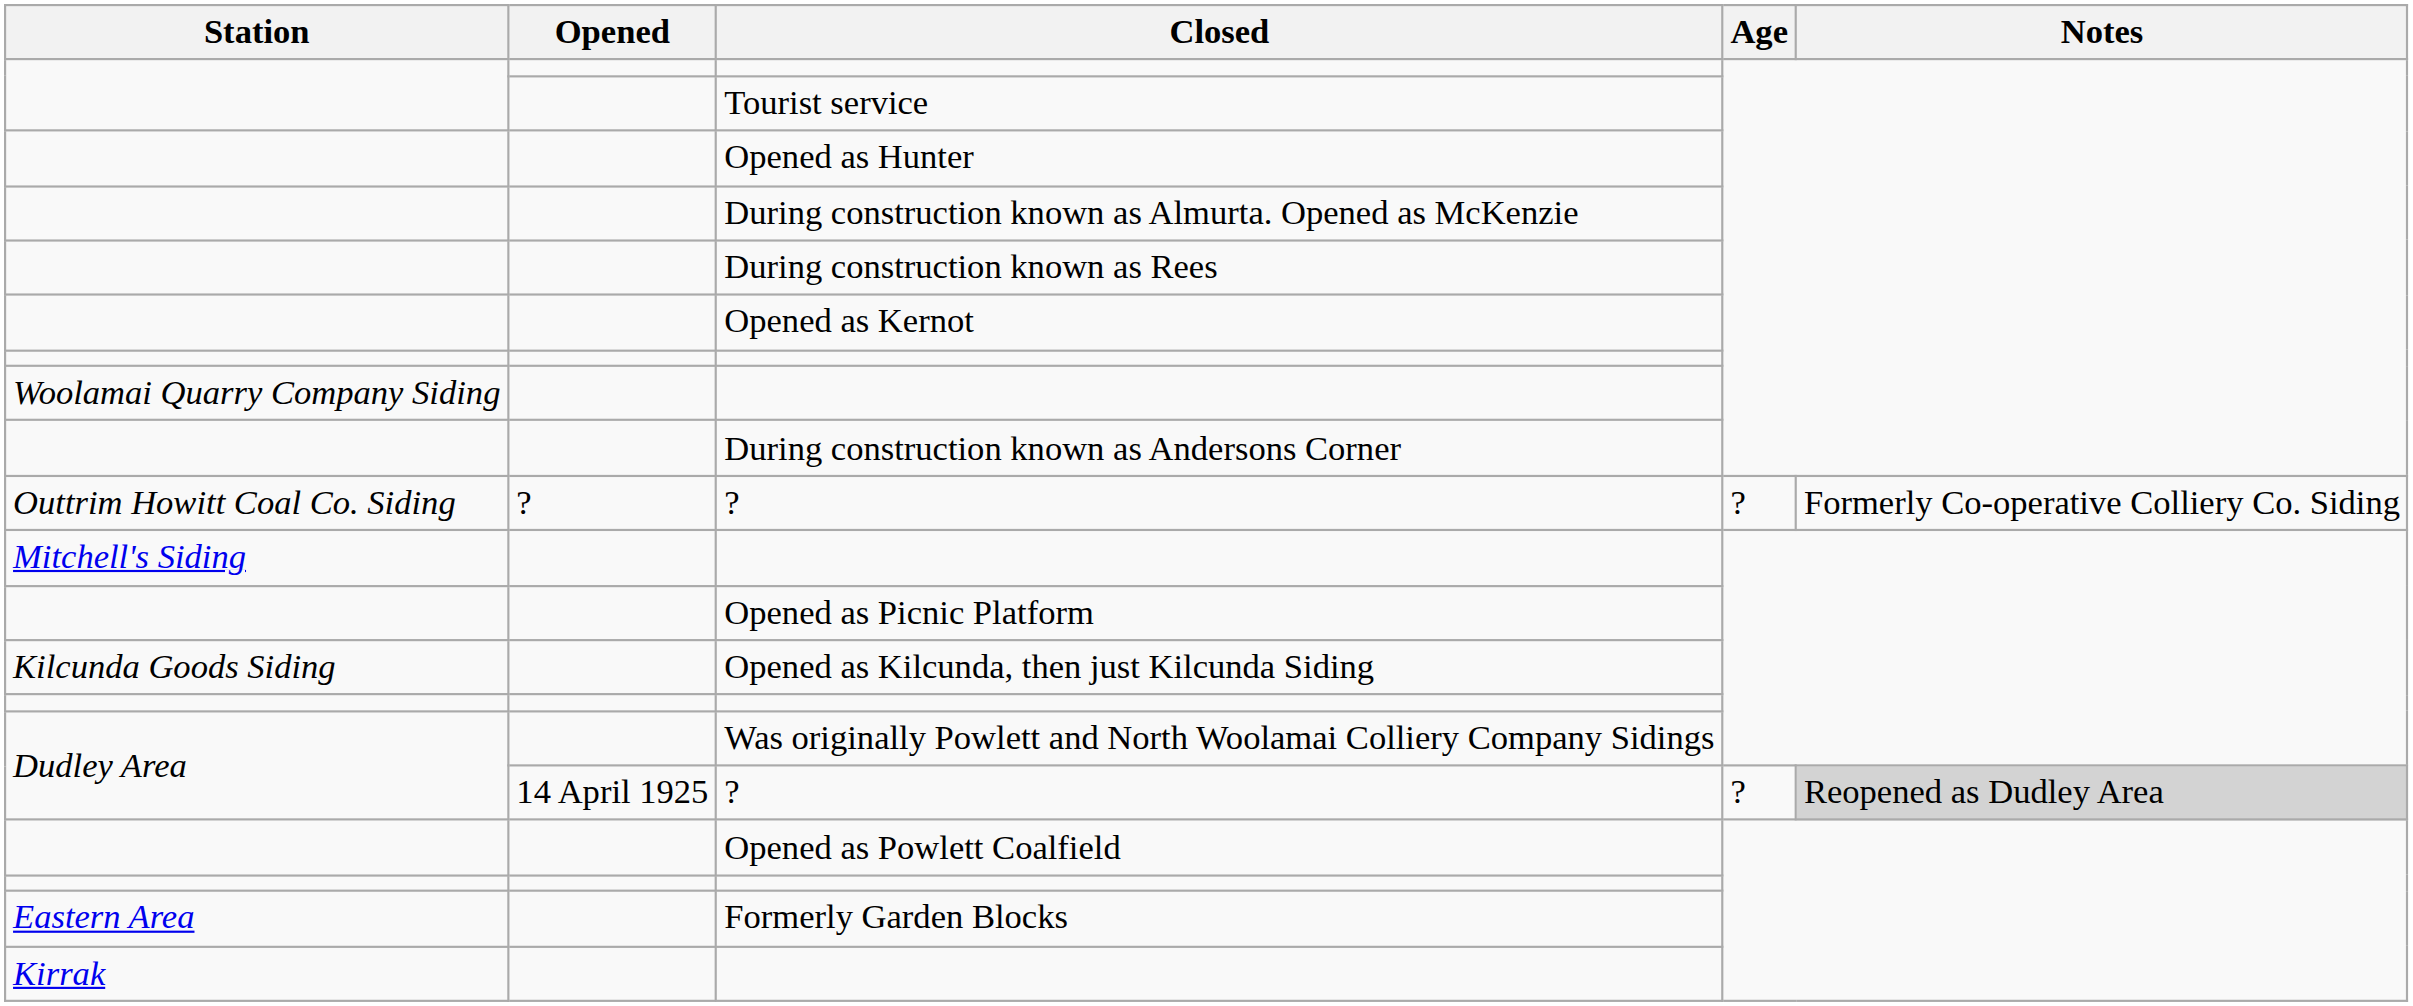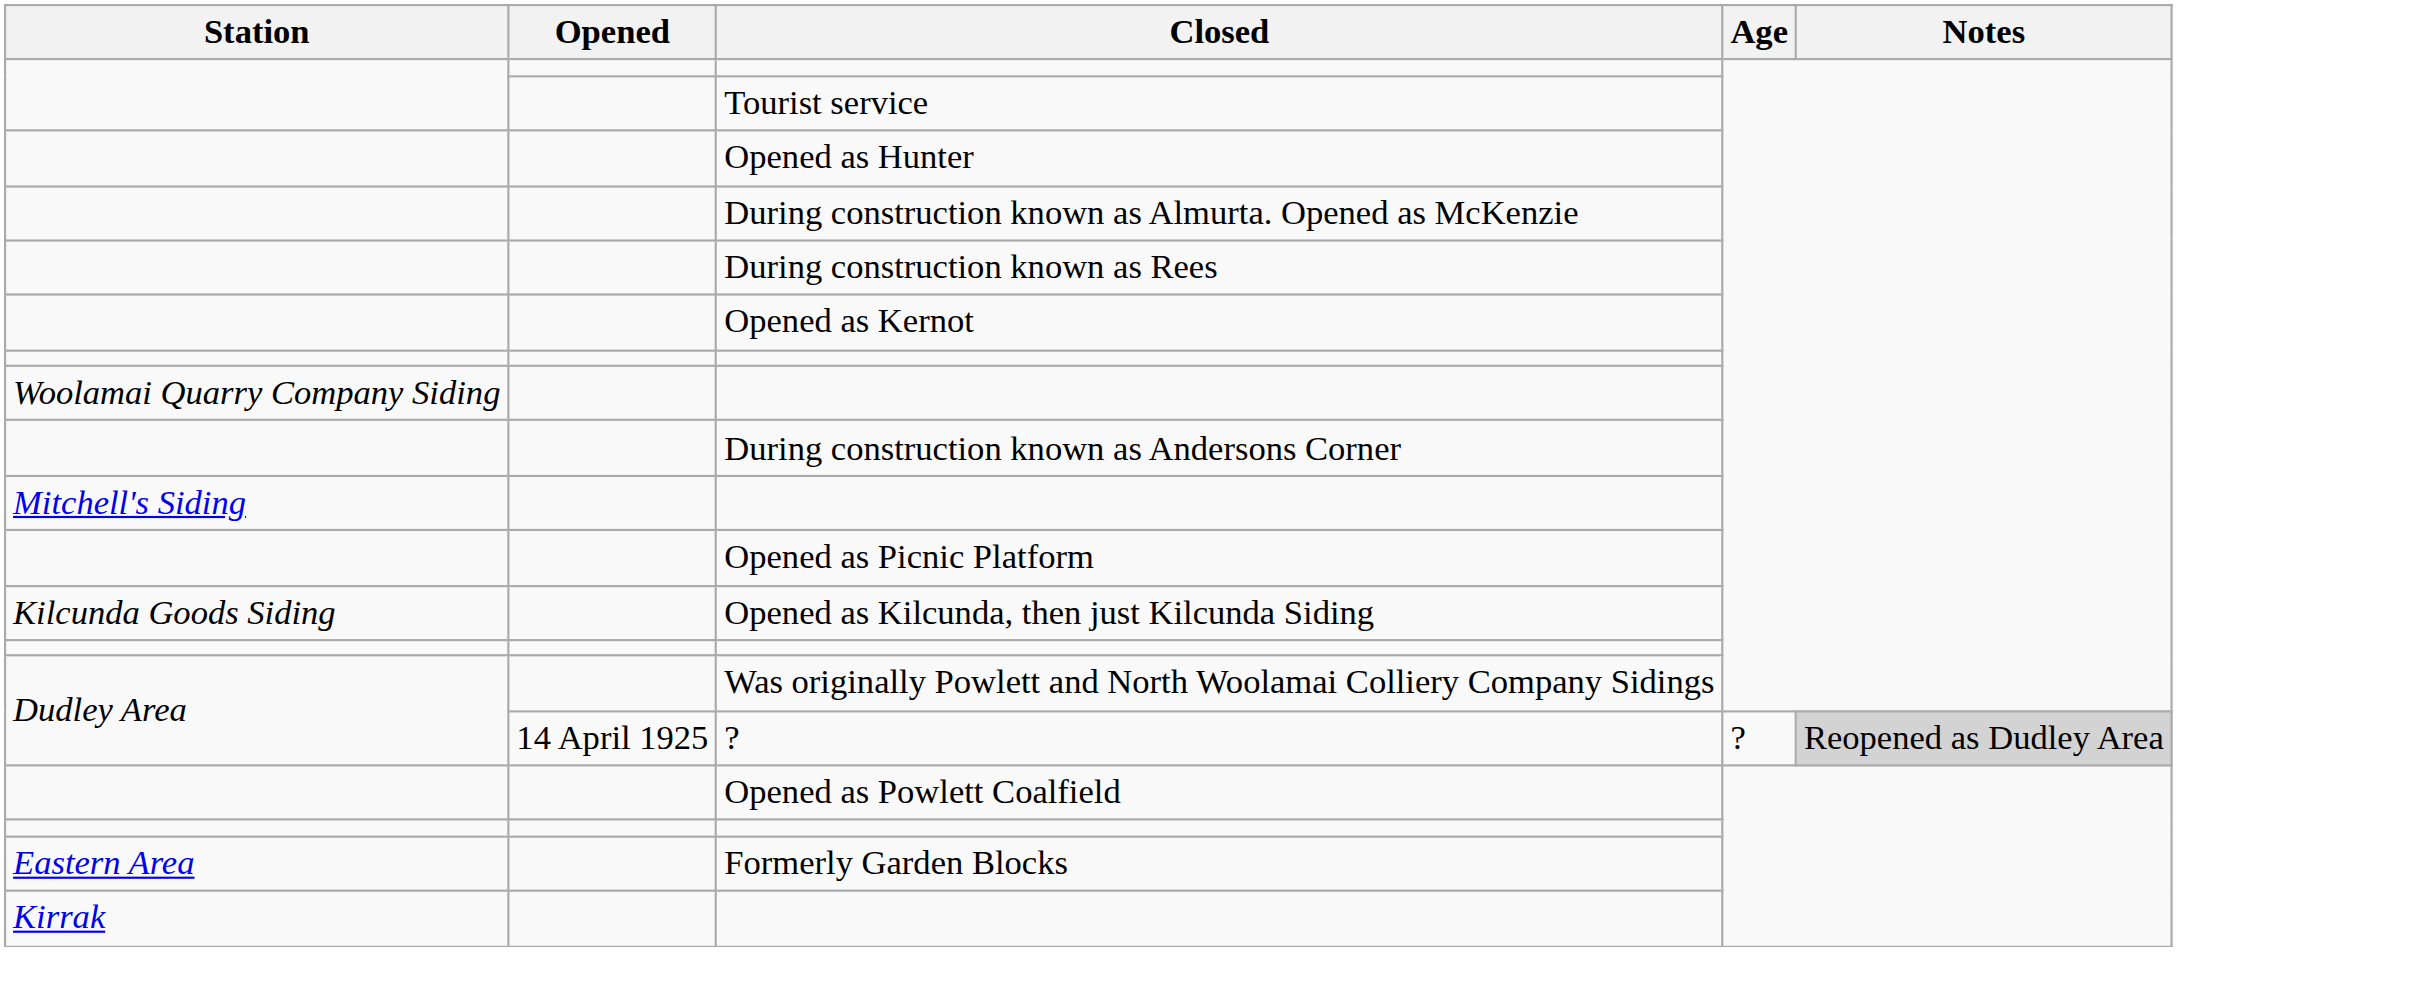- row: (234, 502)
